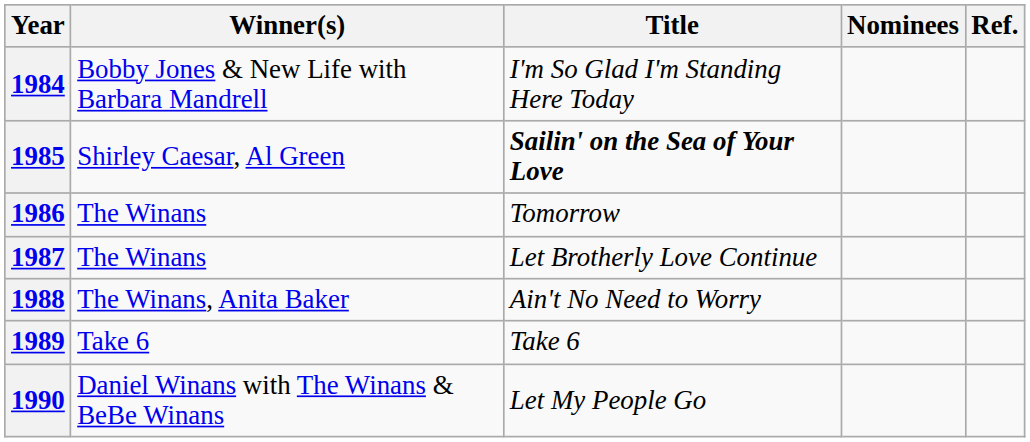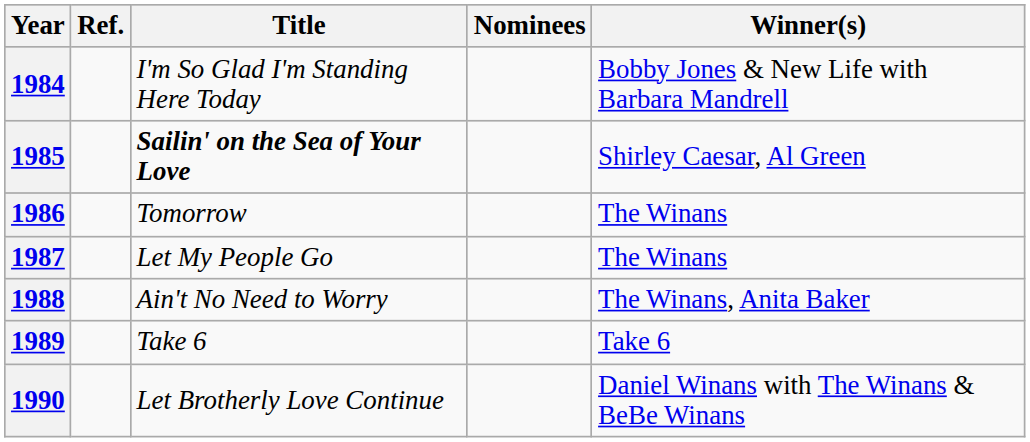columns swapped: (287, 25) <-> (995, 25)
(664, 256) Let Brotherly Love Continue -> (235, 256) Let My People Go
(608, 399) Let My People Go -> (290, 399) Let Brotherly Love Continue
